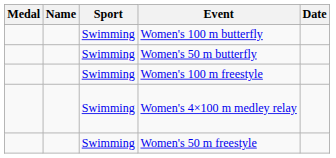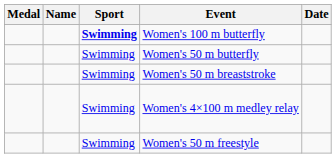(108, 34) normal -> (109, 34) bold
+ row: (209, 74)
- row: (202, 74)
